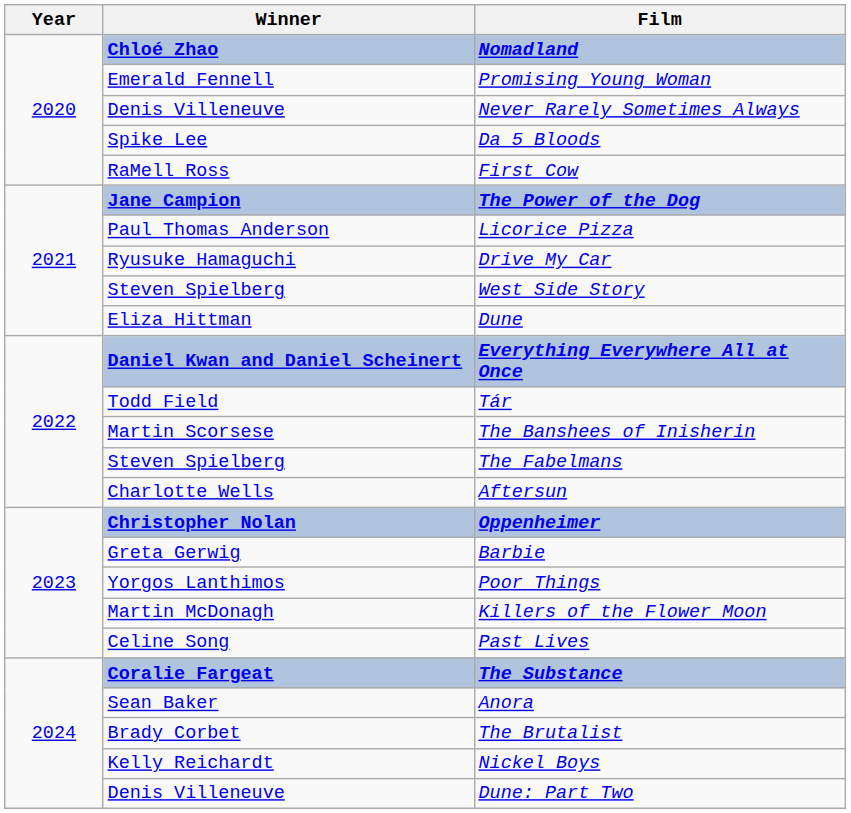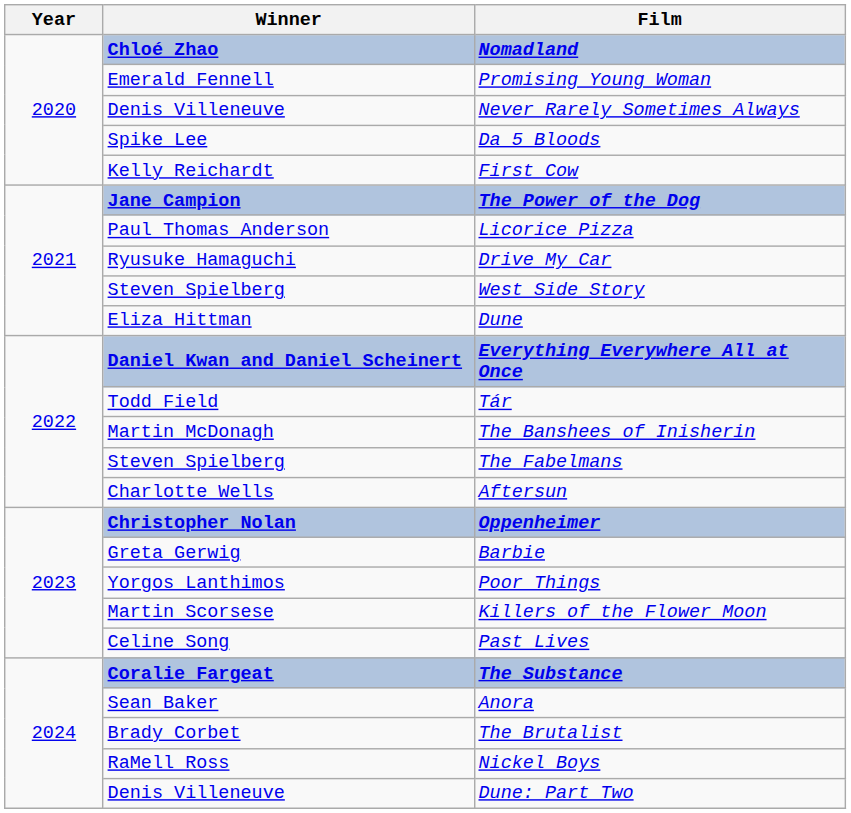(169, 170) RaMell Ross -> (191, 170) Kelly Reichardt
(191, 432) Martin Scorsese -> (191, 432) Martin McDonagh
(191, 613) Martin McDonagh -> (191, 613) Martin Scorsese
(191, 763) Kelly Reichardt -> (169, 763) RaMell Ross
